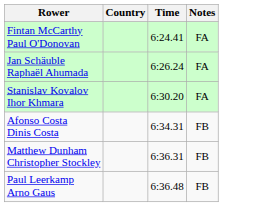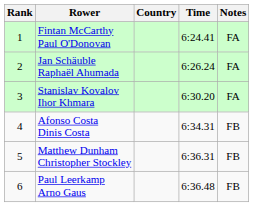+ column: (20, 13)
